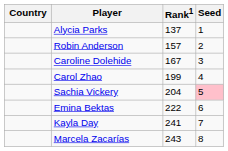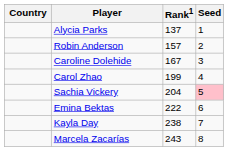(173, 123) 241 -> (173, 123) 238
